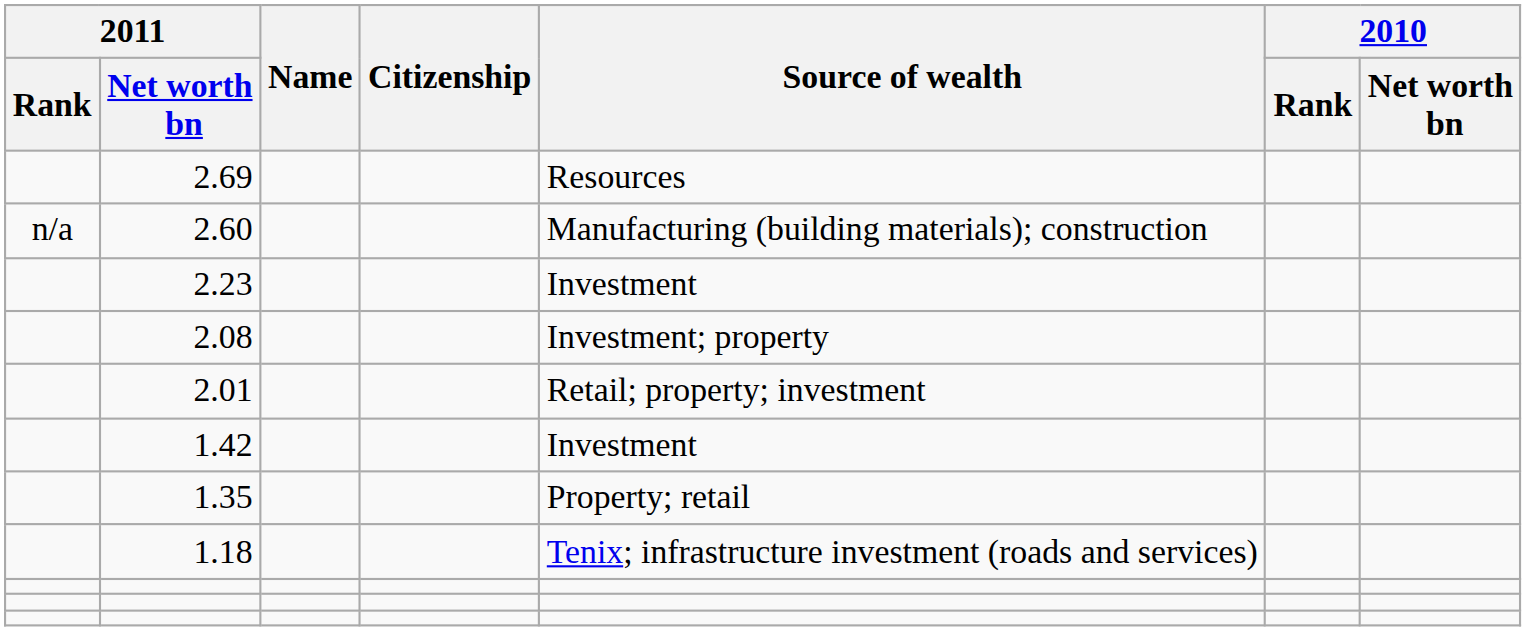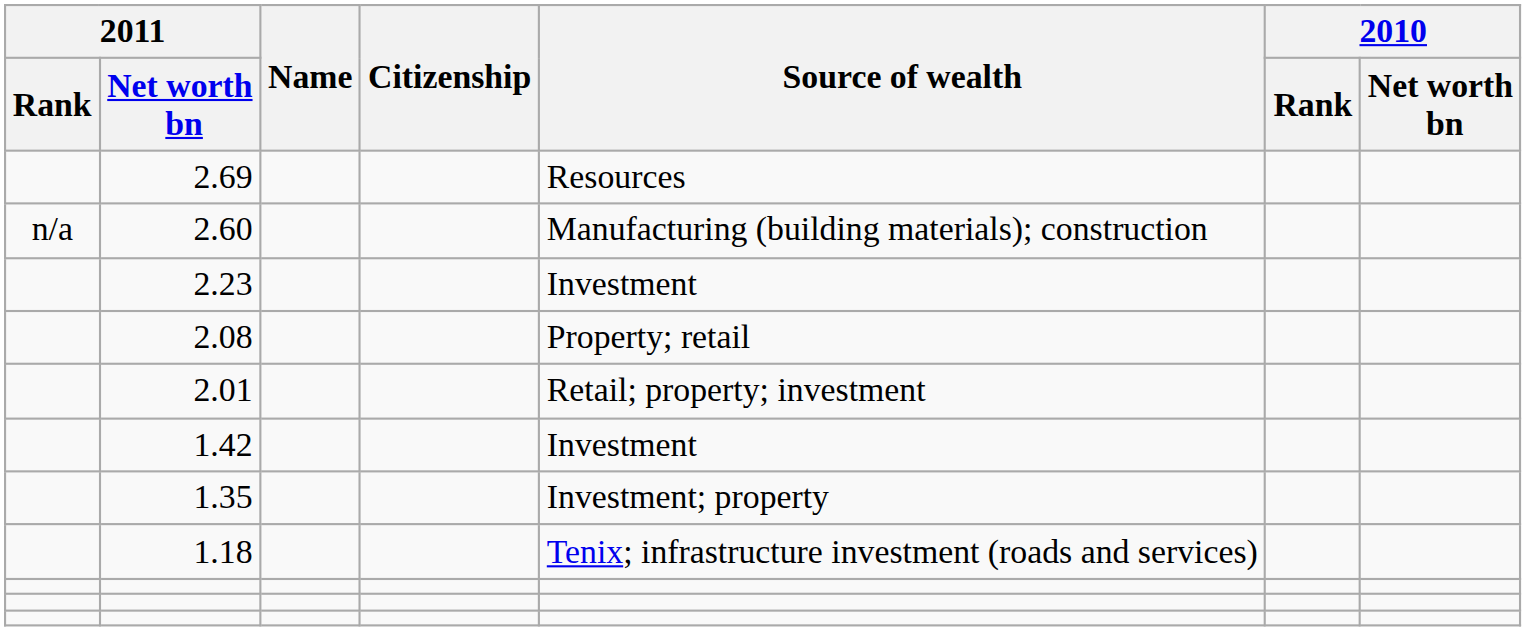(688, 336) Investment; property -> (649, 336) Property; retail
(649, 497) Property; retail -> (688, 497) Investment; property
